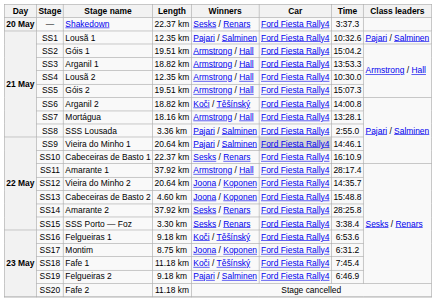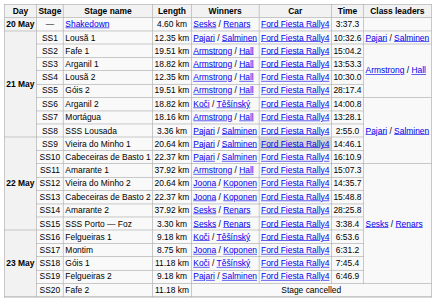(172, 24) 22.37 km -> (172, 24) 4.60 km
(78, 50) Góis 1 -> (77, 50) Fafe 1
(347, 90) 15:07.3 -> (347, 90) 28:17.4
(222, 157) Sesks / Renars -> (225, 157) Pajari / Salminen
(347, 170) 28:17.4 -> (347, 170) 15:07.3
(172, 197) 4.60 km -> (172, 197) 22.37 km
(77, 263) Fafe 1 -> (78, 263) Góis 1
